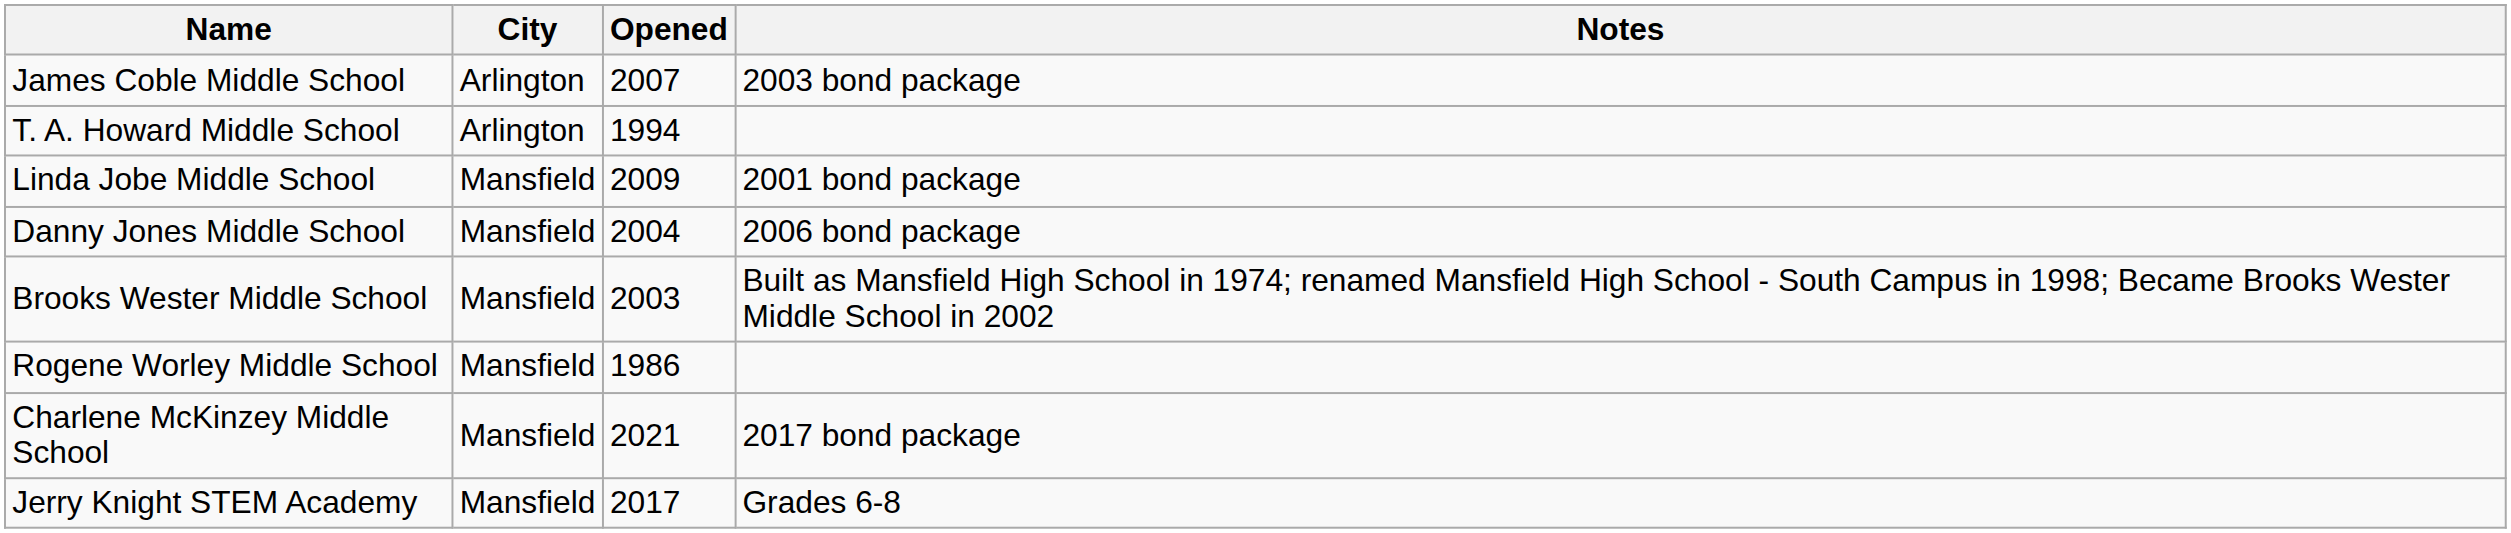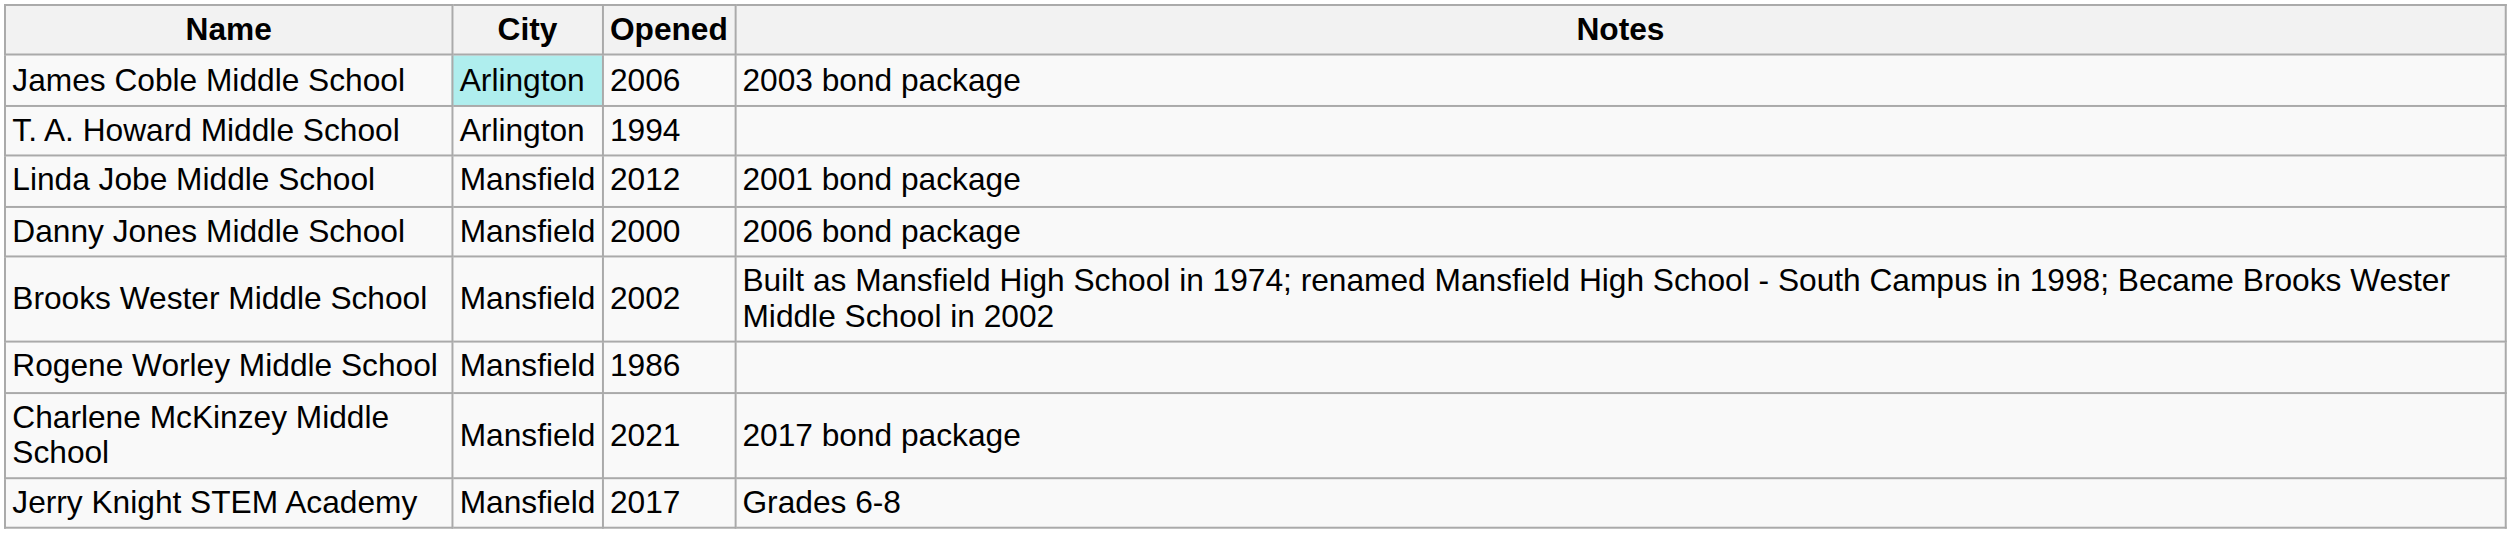(522, 79) no background -> (522, 79) paleturquoise background
(645, 79) 2007 -> (645, 79) 2006
(645, 180) 2009 -> (645, 180) 2012
(645, 230) 2004 -> (645, 230) 2000
(645, 298) 2003 -> (645, 298) 2002
